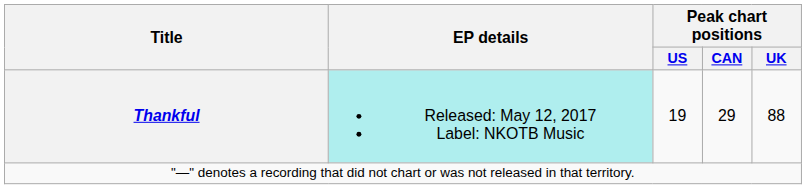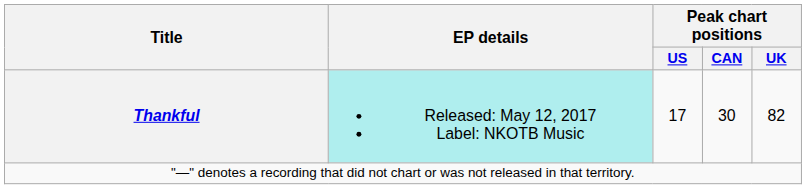(677, 116) 19 -> (677, 116) 17
(727, 116) 29 -> (727, 116) 30
(776, 116) 88 -> (776, 116) 82
